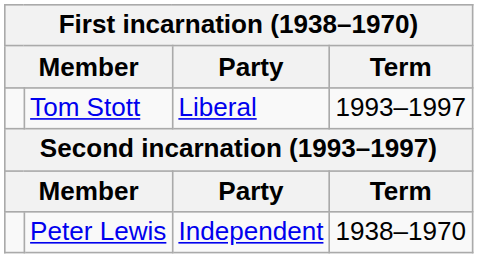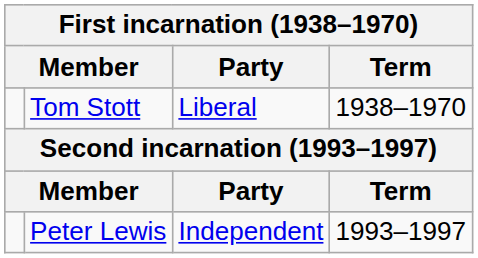(401, 107) 1993–1997 -> (401, 107) 1938–1970
(401, 231) 1938–1970 -> (401, 231) 1993–1997
